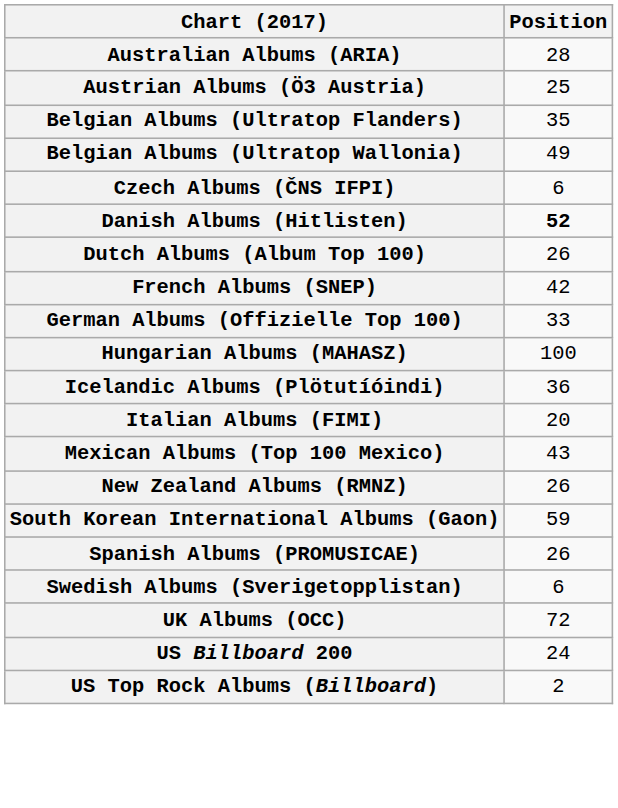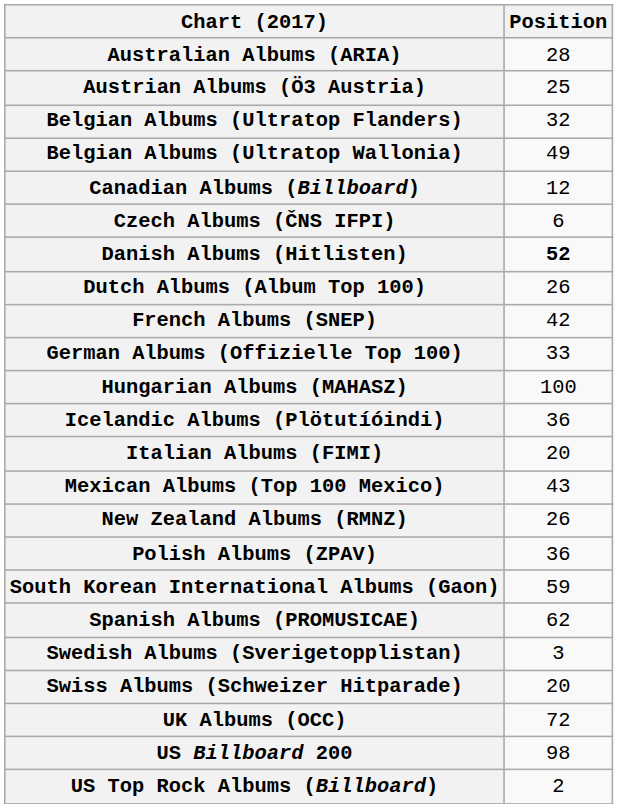(558, 121) 35 -> (558, 121) 32
+ row: (255, 188)
+ row: (255, 554)
(558, 554) 26 -> (558, 620) 62
(558, 587) 6 -> (558, 653) 3
+ row: (255, 687)
(558, 653) 24 -> (558, 753) 98
